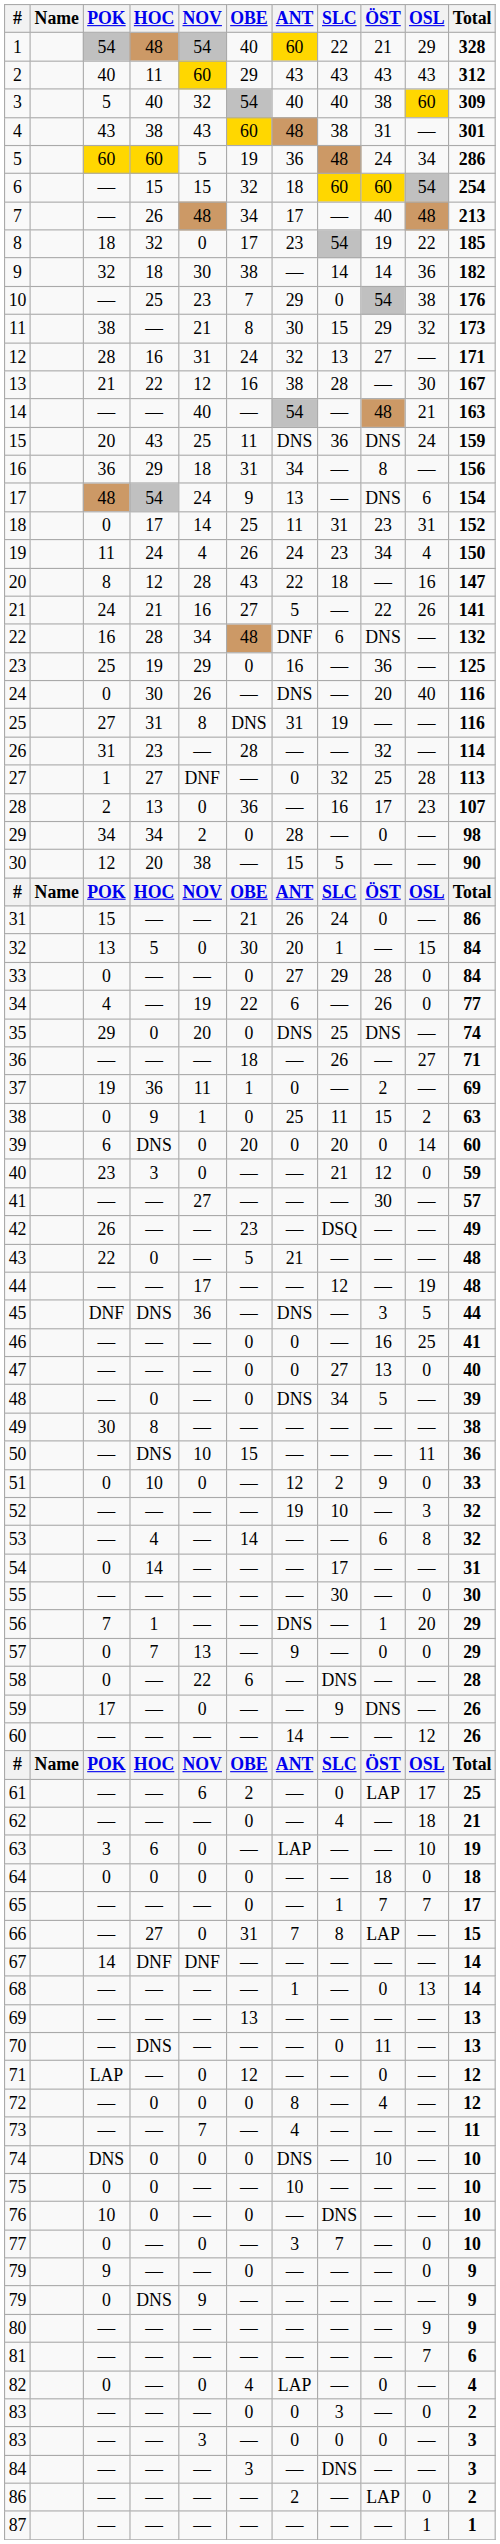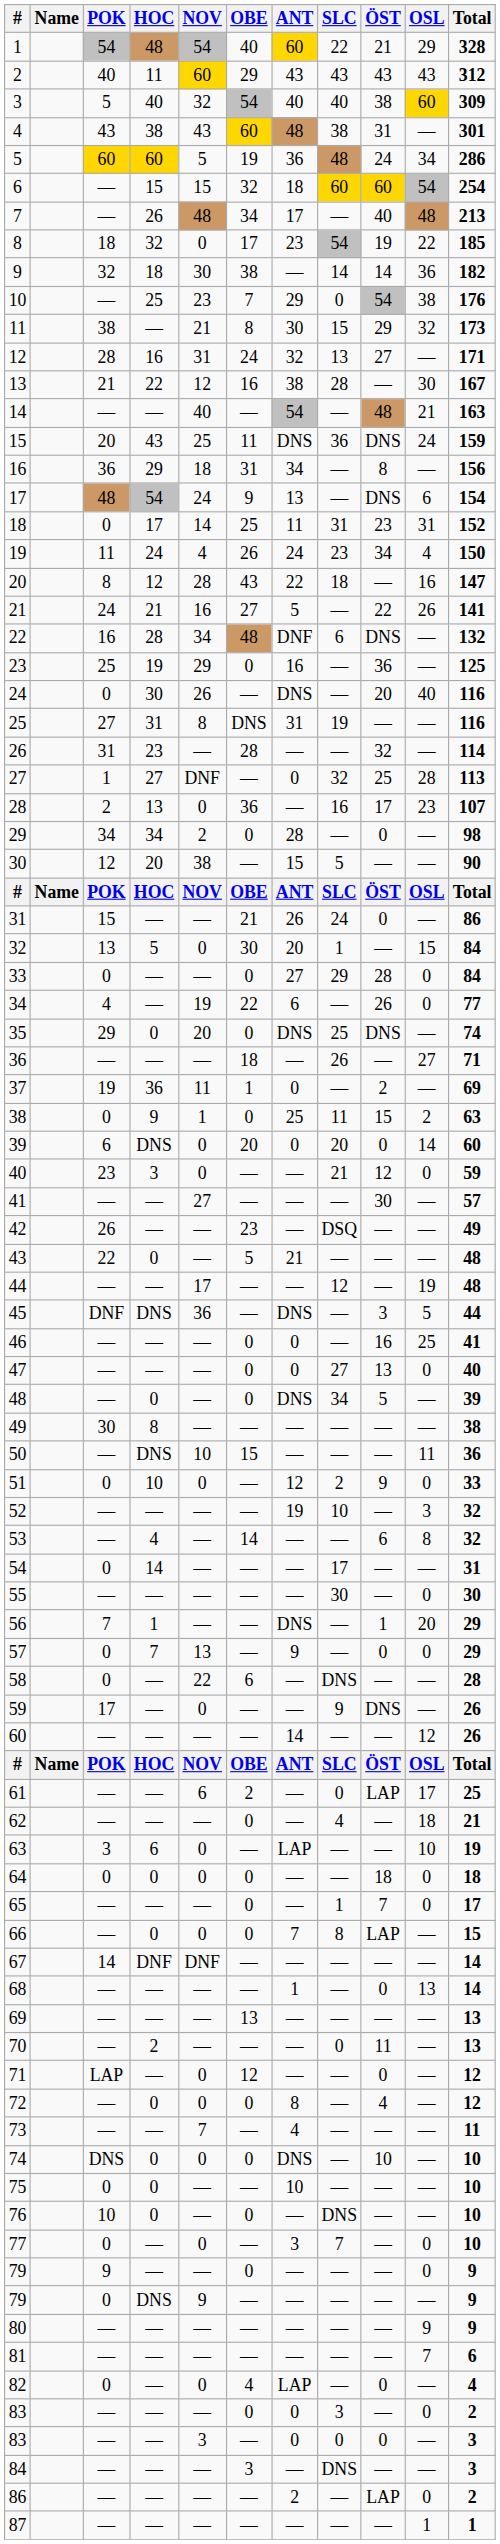(427, 1905) 7 -> (427, 1905) 0
(154, 1933) 27 -> (154, 1933) 0
(249, 1933) 31 -> (249, 1933) 0
(154, 2046) DNS -> (154, 2046) 2
